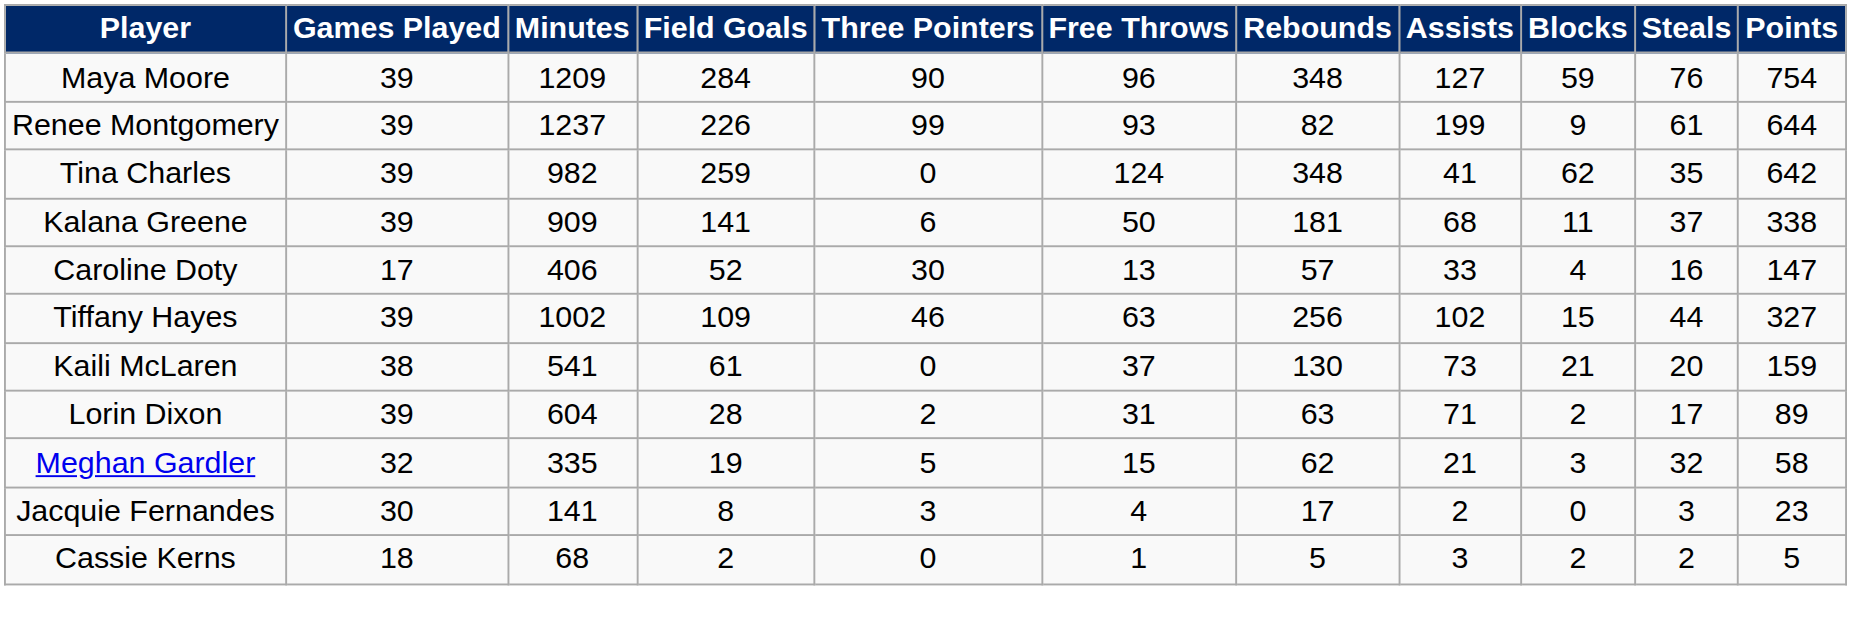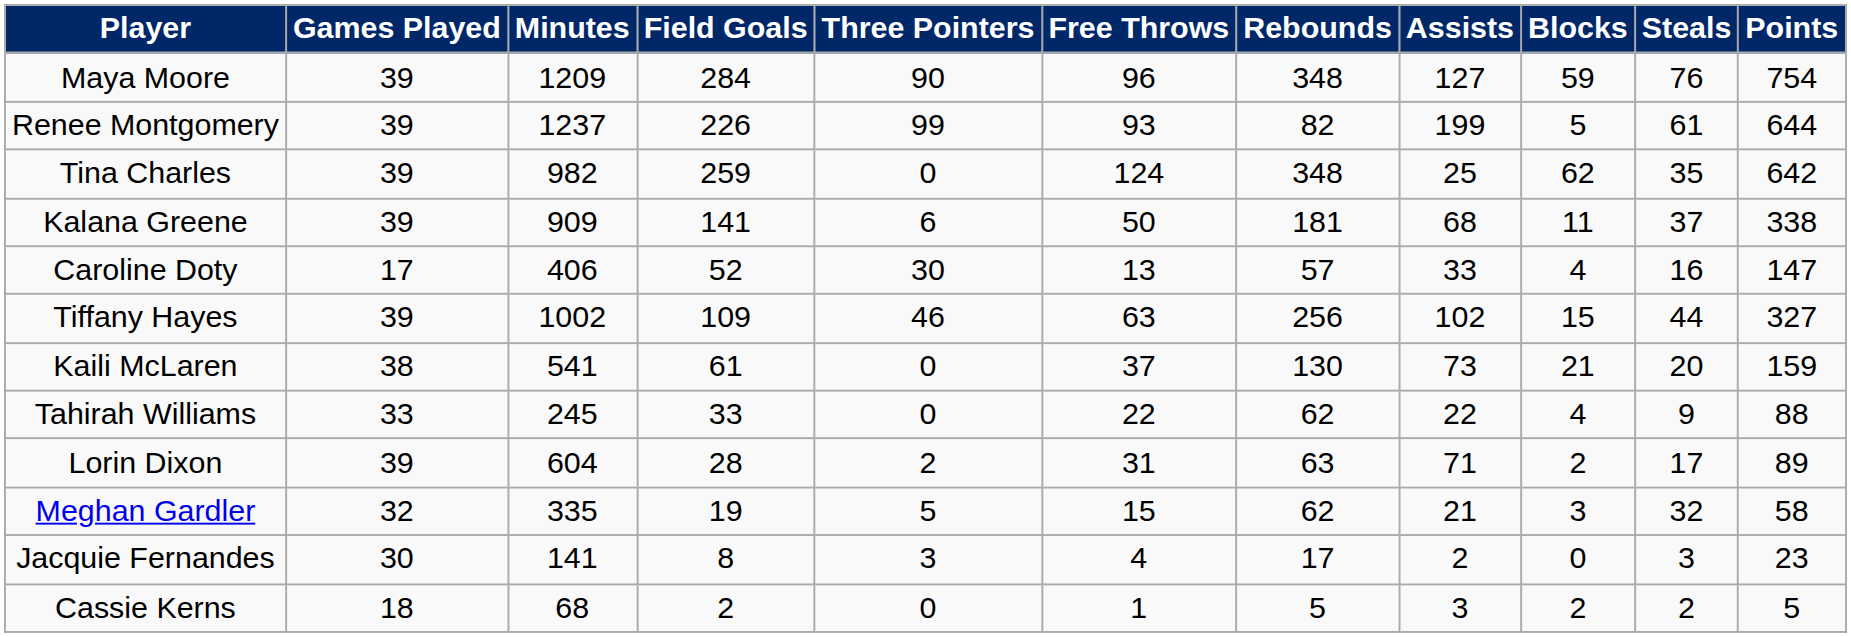(1578, 125) 9 -> (1578, 125) 5
(1460, 173) 41 -> (1460, 173) 25
+ row: (145, 414)
